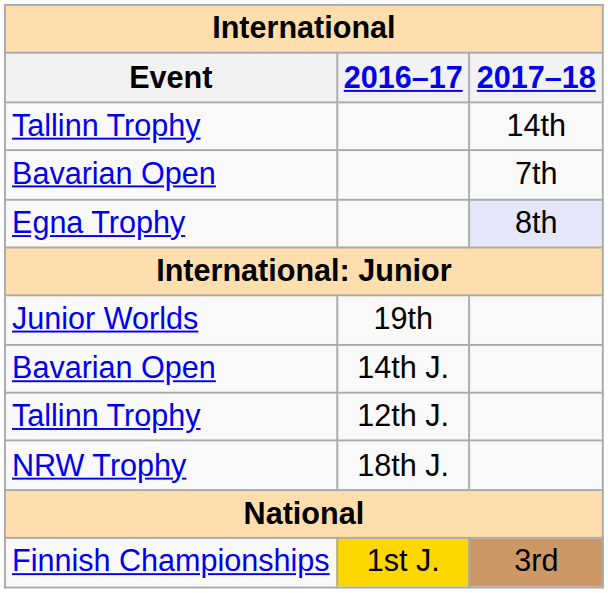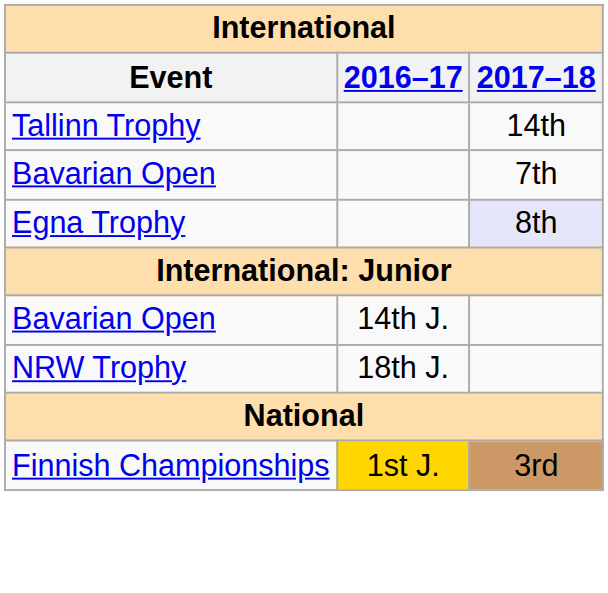- row: (105, 319)
- row: (106, 416)
